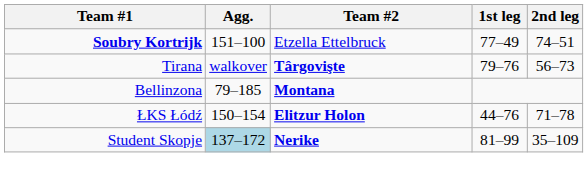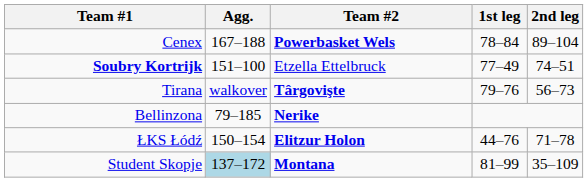+ row: (182, 41)
(304, 90) Montana -> (297, 115) Nerike
(297, 139) Nerike -> (304, 164) Montana
